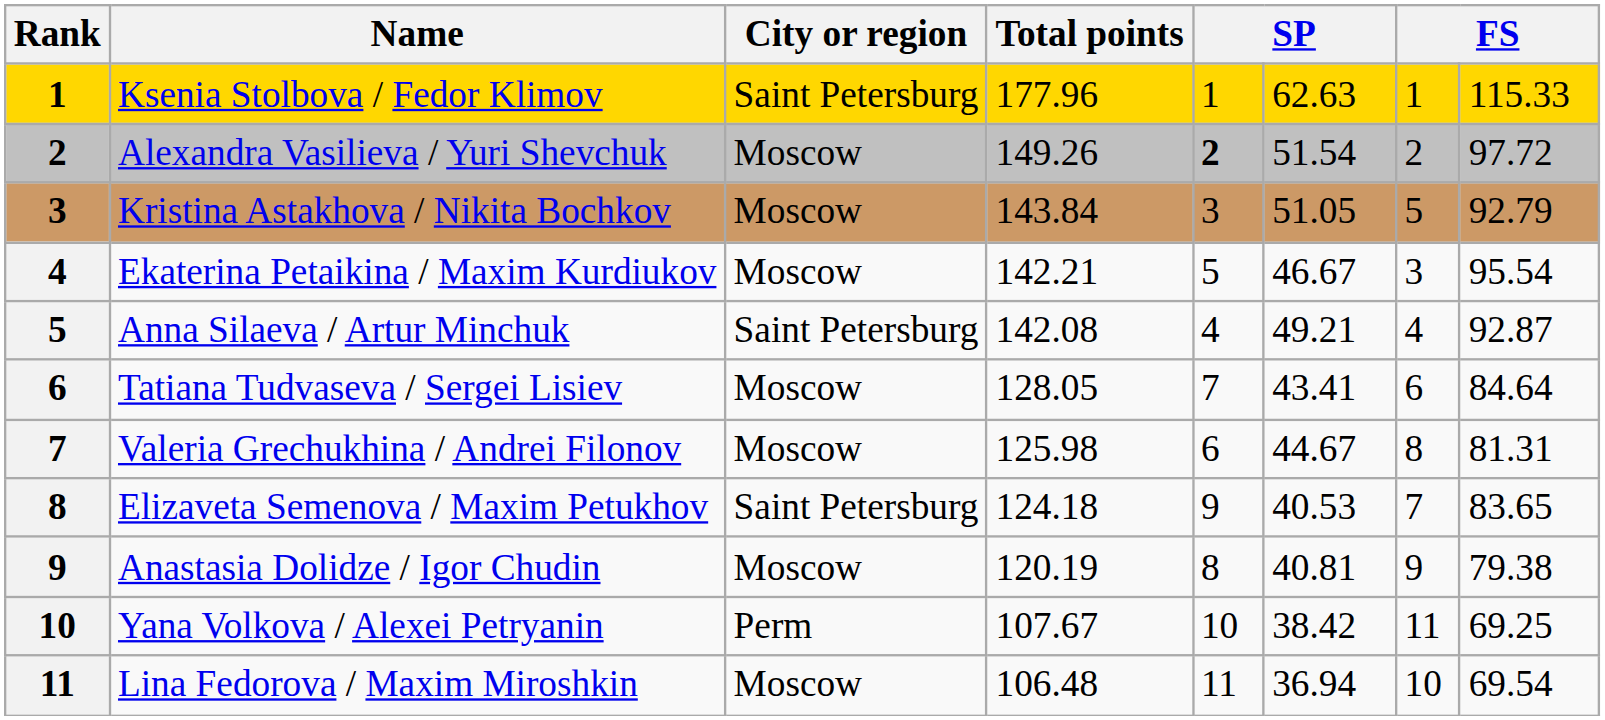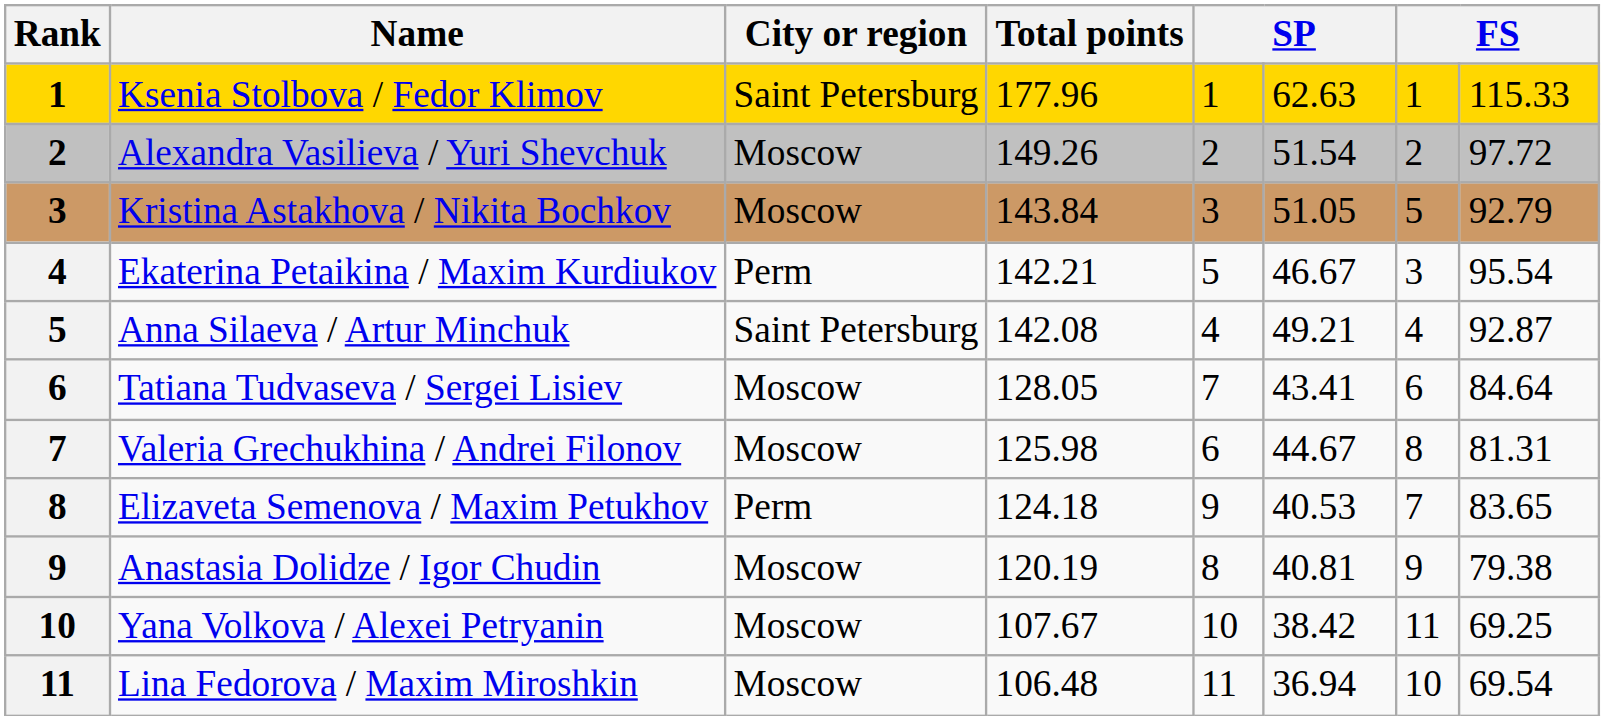(1210, 152) bold -> (1210, 152) normal
(798, 270) Moscow -> (773, 270) Perm
(856, 507) Saint Petersburg -> (773, 507) Perm
(773, 625) Perm -> (798, 625) Moscow
